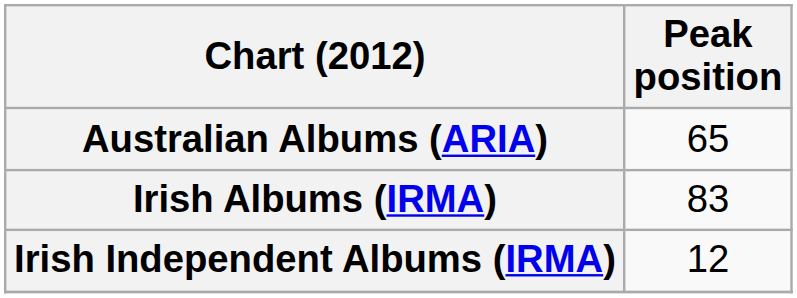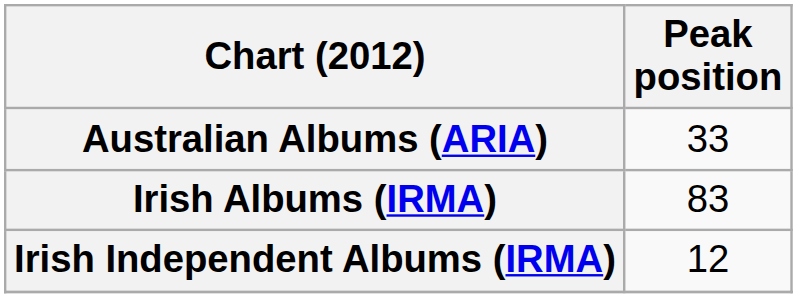(708, 138) 65 -> (708, 138) 33
